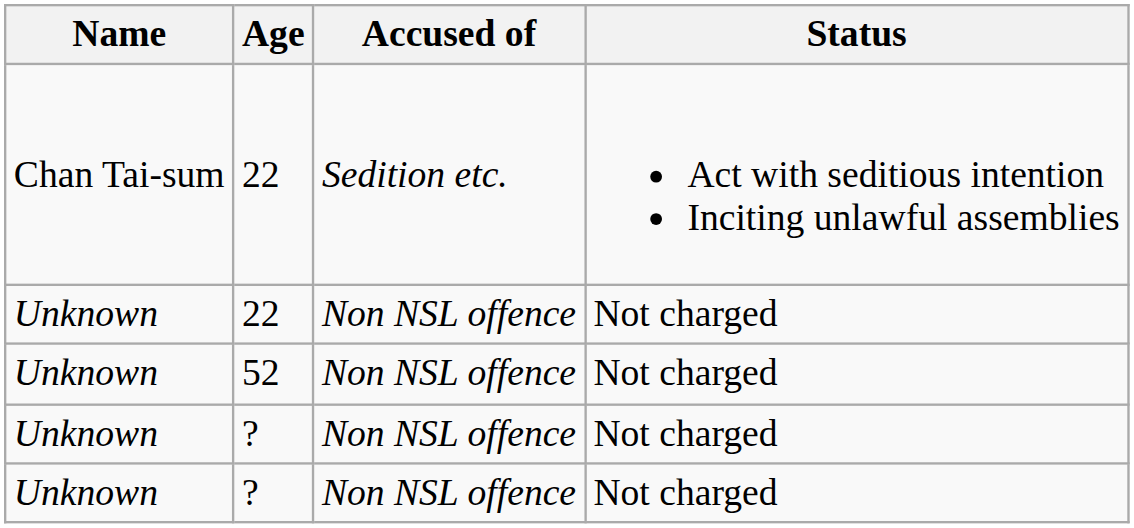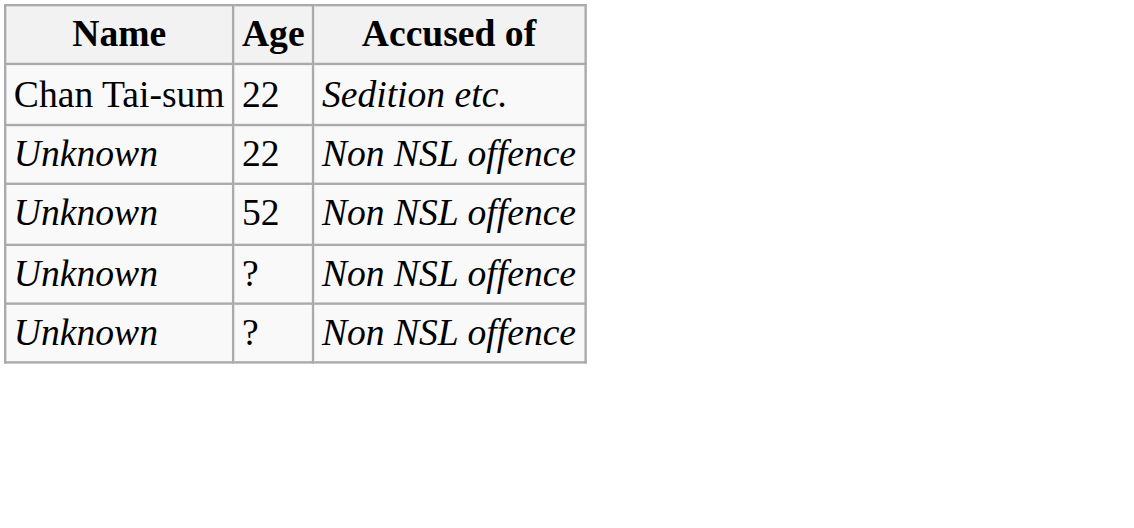- column: (857, 34)
